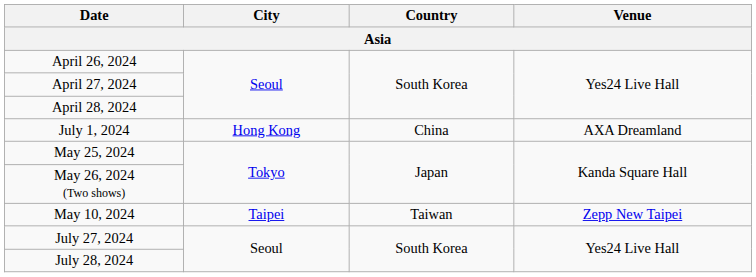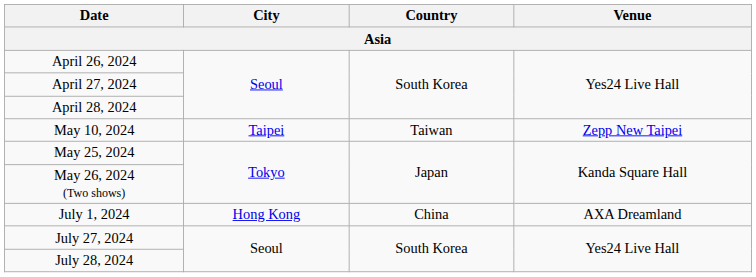rows swapped: (94, 214) <-> (94, 130)
